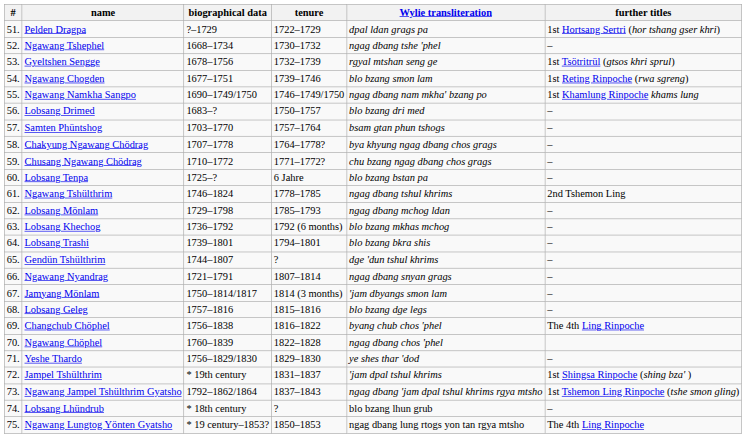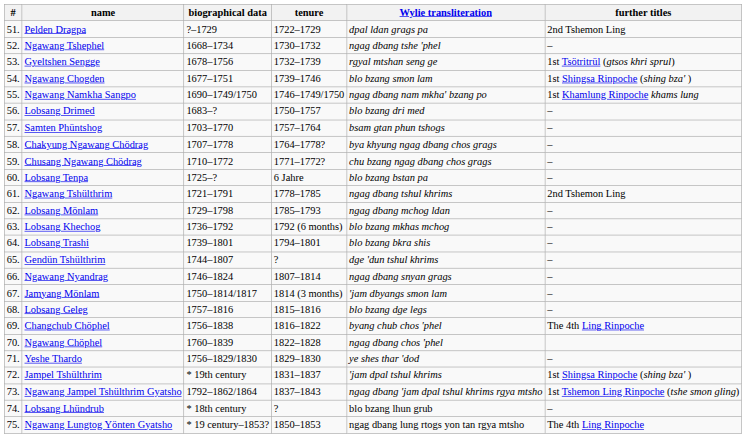(634, 29) 1st Hortsang Sertri (hor tshang gser khri) -> (586, 29) 2nd Tshemon Ling
(618, 78) 1st Reting Rinpoche (rwa sgreng) -> (619, 78) 1st Shingsa Rinpoche (shing bza' )
(210, 194) 1746–1824 -> (210, 194) 1721–1791
(210, 276) 1721–1791 -> (210, 276) 1746–1824
